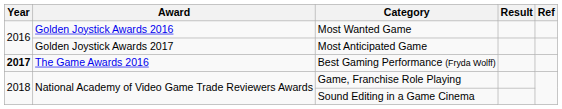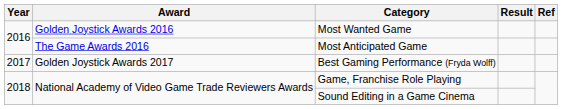(104, 46) Golden Joystick Awards 2017 -> (92, 46) The Game Awards 2016
(19, 63) bold -> (19, 63) normal
(92, 63) The Game Awards 2016 -> (104, 63) Golden Joystick Awards 2017
